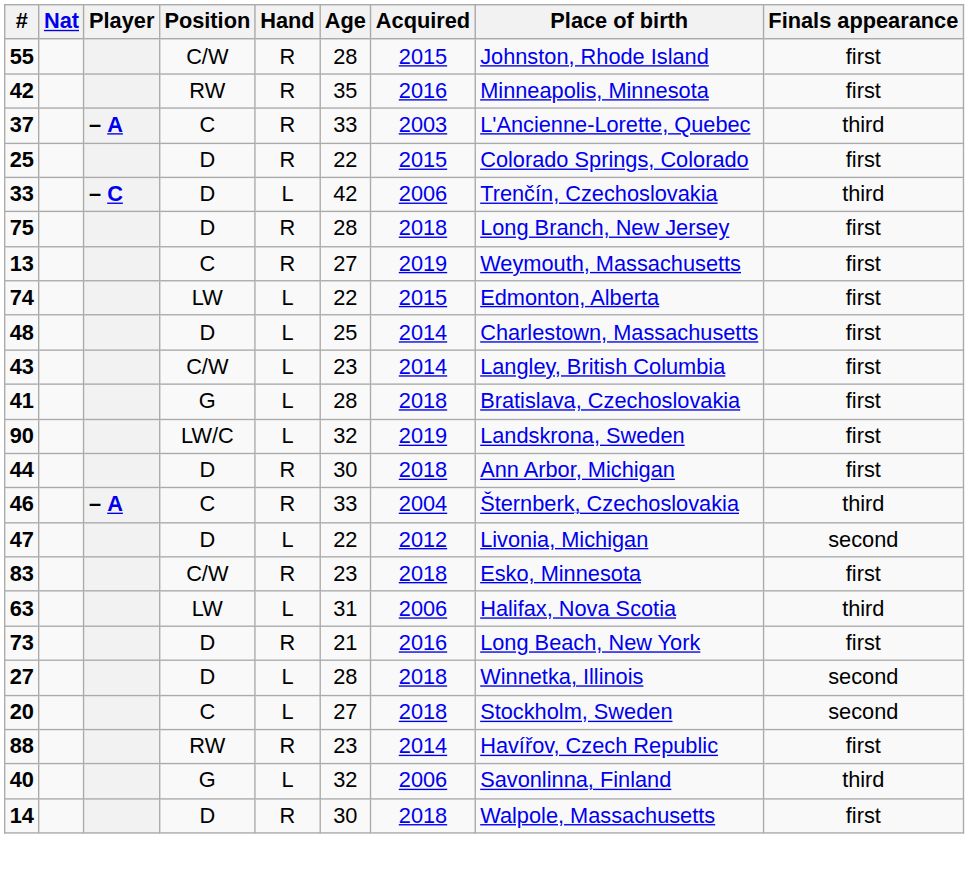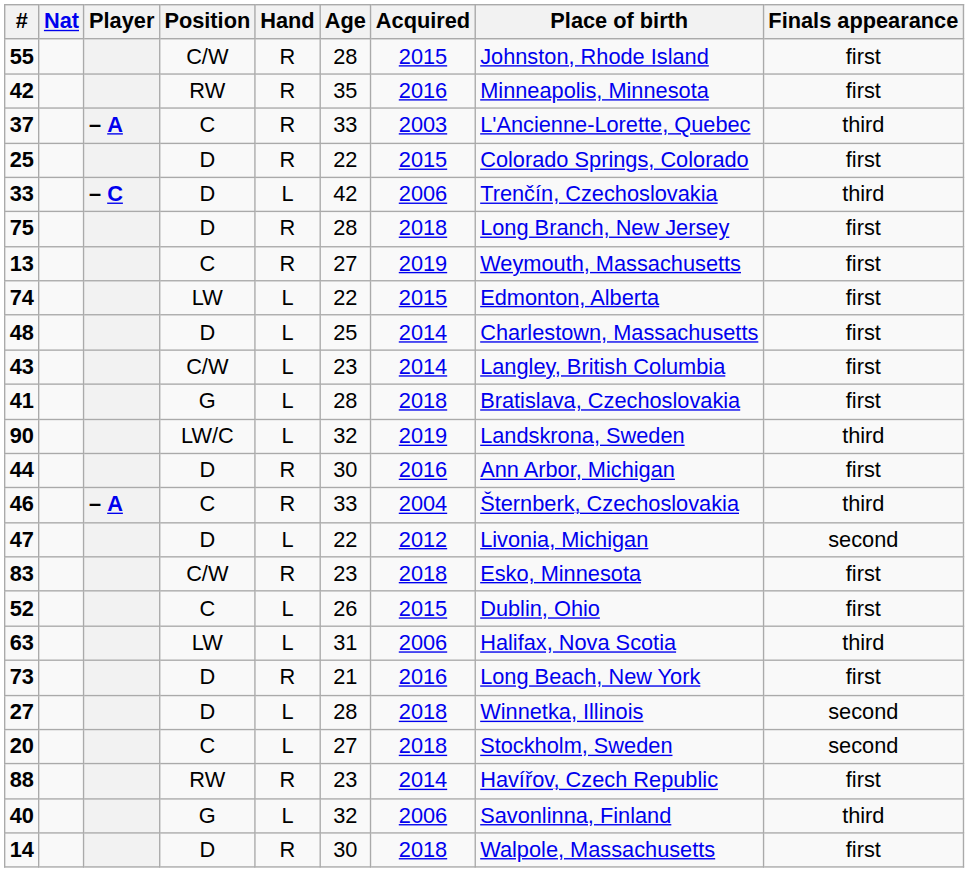(863, 435) first -> (863, 435) third
(423, 470) 2018 -> (423, 470) 2016
+ row: (22, 608)
